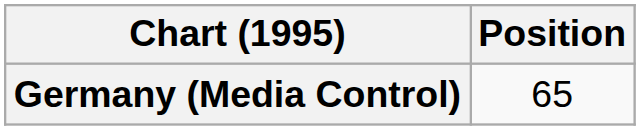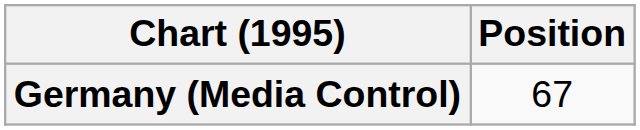(552, 93) 65 -> (552, 93) 67
